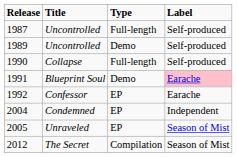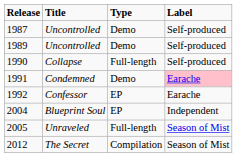(133, 29) Full-length -> (123, 29) Demo
(75, 78) Blueprint Soul -> (70, 78) Condemned
(70, 111) Condemned -> (75, 111) Blueprint Soul
(116, 128) EP -> (133, 128) Full-length
